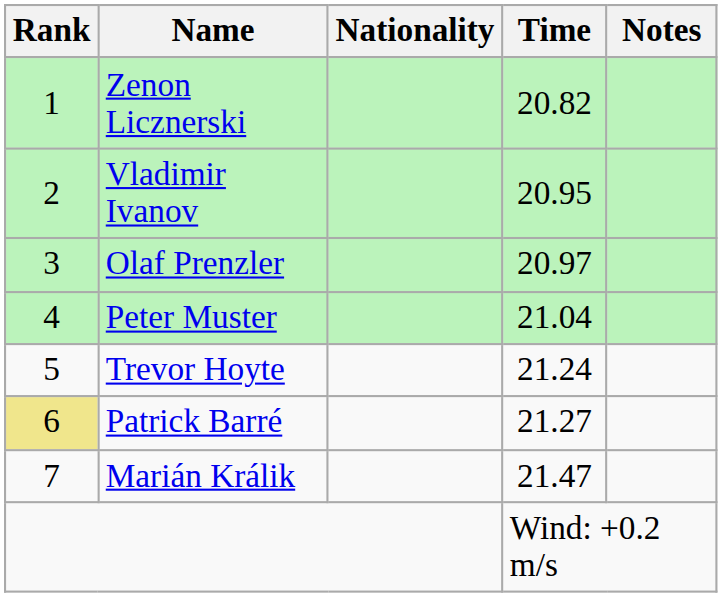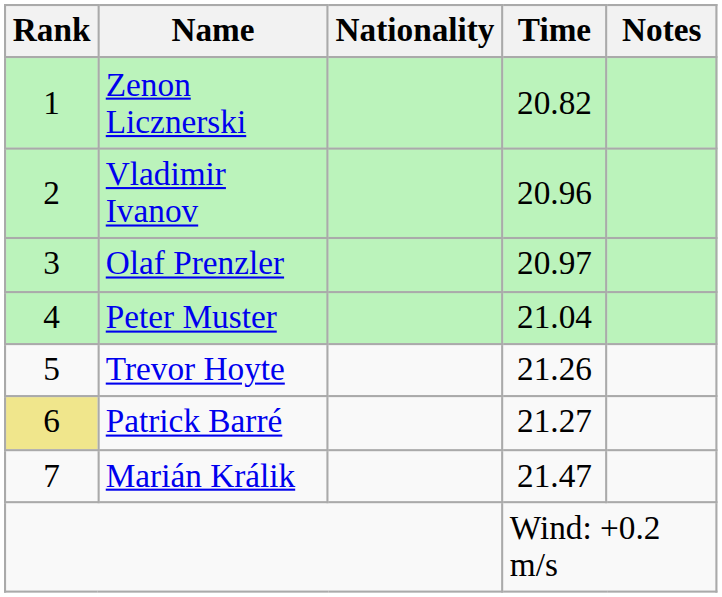(554, 192) 20.95 -> (554, 192) 20.96
(554, 369) 21.24 -> (554, 369) 21.26
